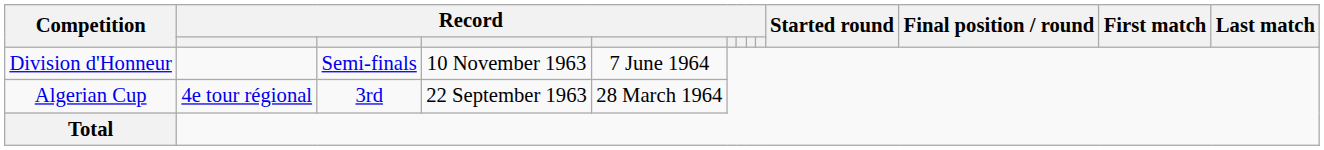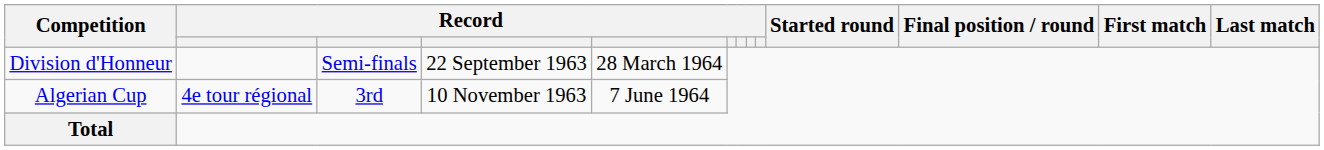(507, 63) 10 November 1963 -> (507, 63) 22 September 1963
(659, 63) 7 June 1964 -> (659, 63) 28 March 1964
(507, 95) 22 September 1963 -> (507, 95) 10 November 1963
(659, 95) 28 March 1964 -> (659, 95) 7 June 1964
